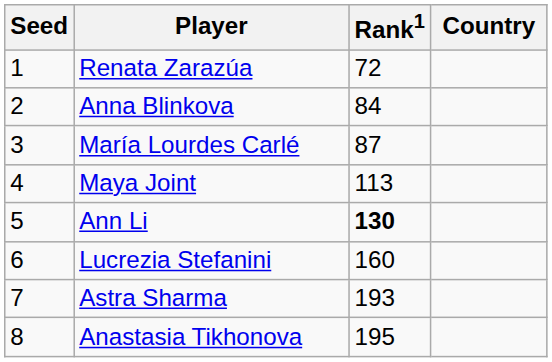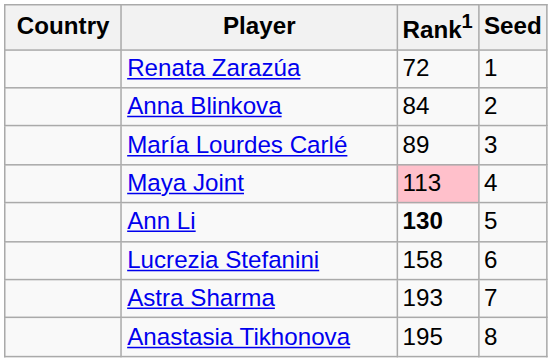columns swapped: (489, 26) <-> (39, 26)
(368, 145) 87 -> (416, 145) 89
(374, 183) no background -> (422, 183) pink background
(375, 260) 160 -> (423, 260) 158
